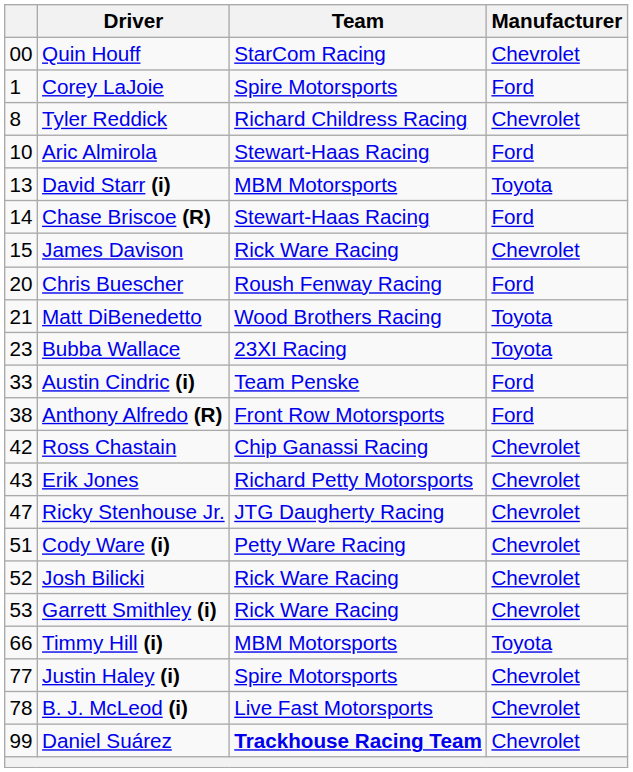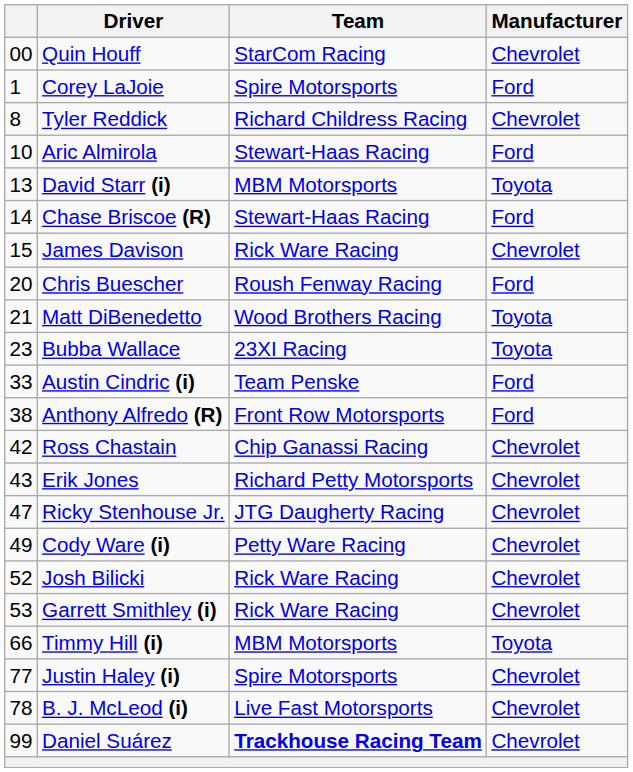(21, 545) 51 -> (21, 545) 49
